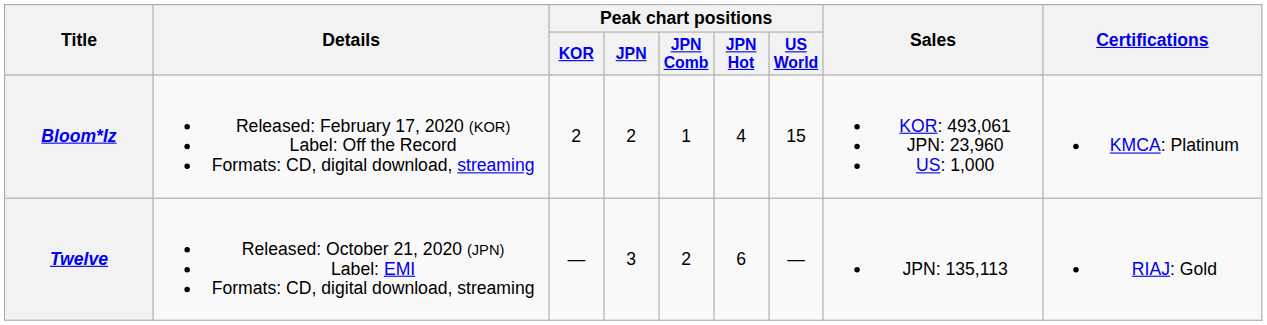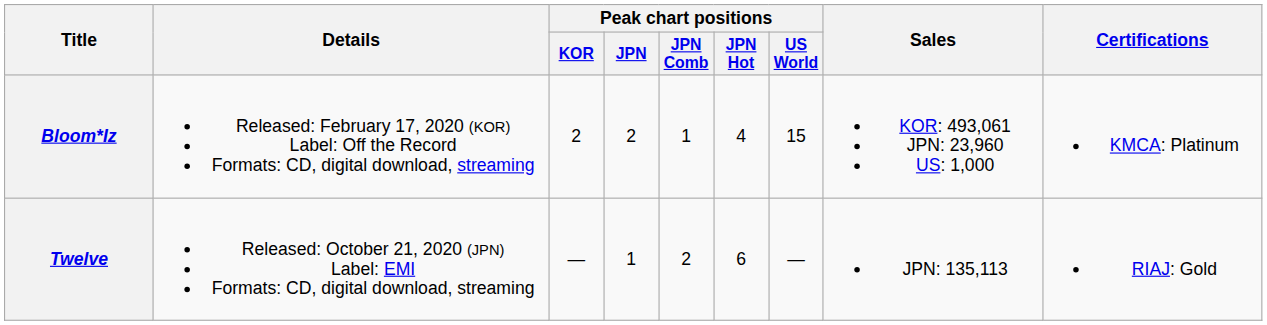(631, 258) 3 -> (631, 258) 1
